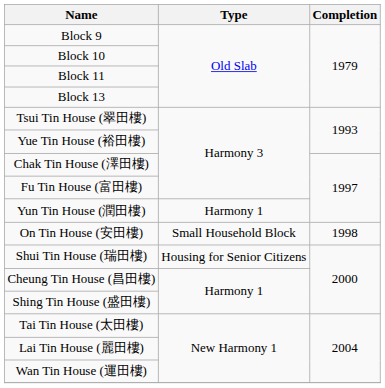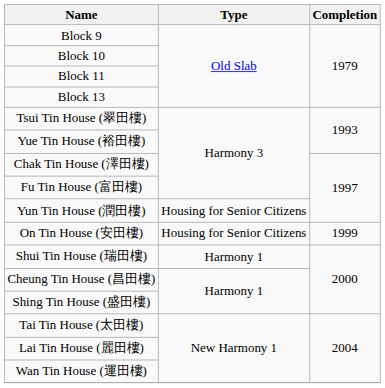(234, 210) Harmony 1 -> (234, 210) Housing for Senior Citizens
(234, 233) Small Household Block -> (234, 233) Housing for Senior Citizens
(345, 233) 1998 -> (345, 233) 1999
(234, 256) Housing for Senior Citizens -> (234, 256) Harmony 1
